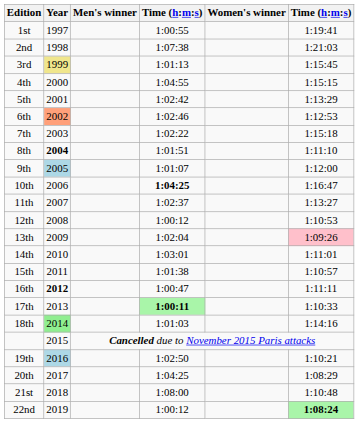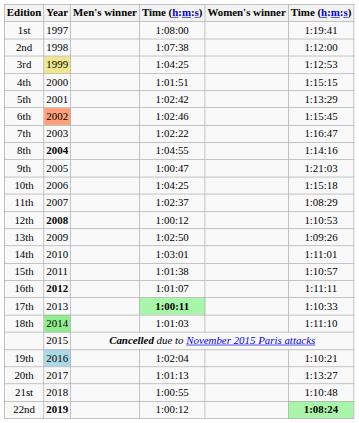(172, 30) 1:00:55 -> (172, 30) 1:08:00
(321, 47) 1:21:03 -> (321, 47) 1:12:00
(172, 64) 1:01:13 -> (172, 64) 1:04:25
(321, 64) 1:15:45 -> (321, 64) 1:12:53
(172, 82) 1:04:55 -> (172, 82) 1:01:51
(321, 116) 1:12:53 -> (321, 116) 1:15:45
(321, 133) 1:15:18 -> (321, 133) 1:16:47
(172, 151) 1:01:51 -> (172, 151) 1:04:55
(321, 151) 1:11:10 -> (321, 151) 1:14:16
(57, 168) lightblue background -> (57, 168) no background
(172, 168) 1:01:07 -> (172, 168) 1:00:47
(321, 168) 1:12:00 -> (321, 168) 1:21:03
(172, 185) bold -> (172, 185) normal
(321, 185) 1:16:47 -> (321, 185) 1:15:18
(321, 202) 1:13:27 -> (321, 202) 1:08:29
(57, 220) normal -> (57, 220) bold
(172, 237) 1:02:04 -> (172, 237) 1:02:50
(321, 237) pink background -> (321, 237) no background
(172, 289) 1:00:47 -> (172, 289) 1:01:07
(321, 323) 1:14:16 -> (321, 323) 1:11:10
(172, 358) 1:02:50 -> (172, 358) 1:02:04
(172, 375) 1:04:25 -> (172, 375) 1:01:13
(321, 375) 1:08:29 -> (321, 375) 1:13:27
(172, 392) 1:08:00 -> (172, 392) 1:00:55
(57, 409) normal -> (57, 409) bold
